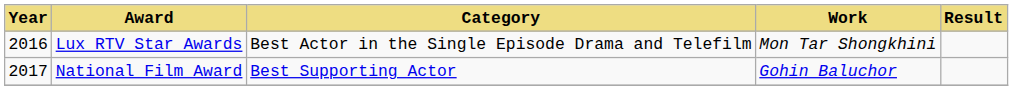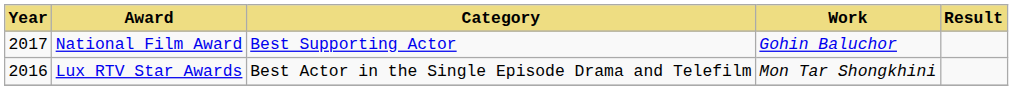rows swapped: (149, 45) <-> (149, 71)
